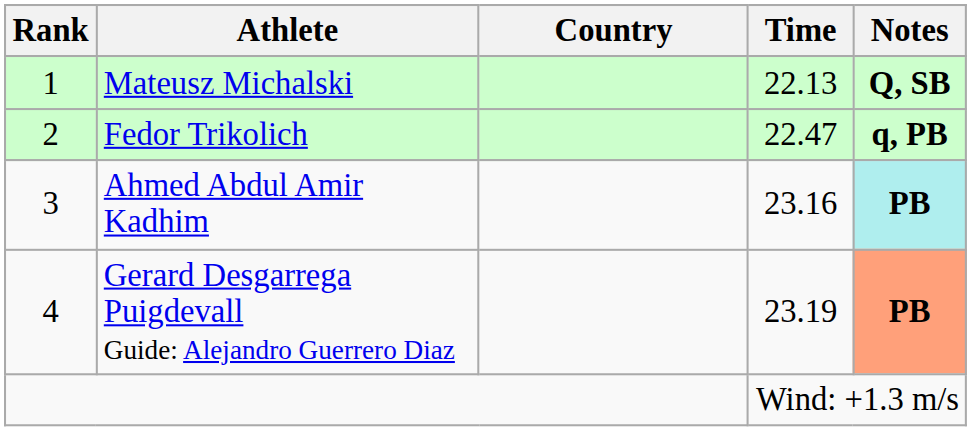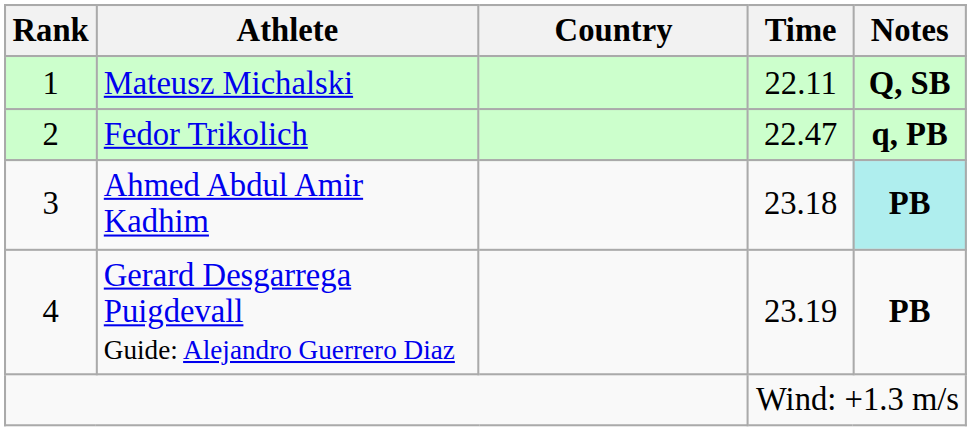(801, 82) 22.13 -> (801, 82) 22.11
(801, 204) 23.16 -> (801, 204) 23.18
(910, 310) lightsalmon background -> (910, 310) no background
